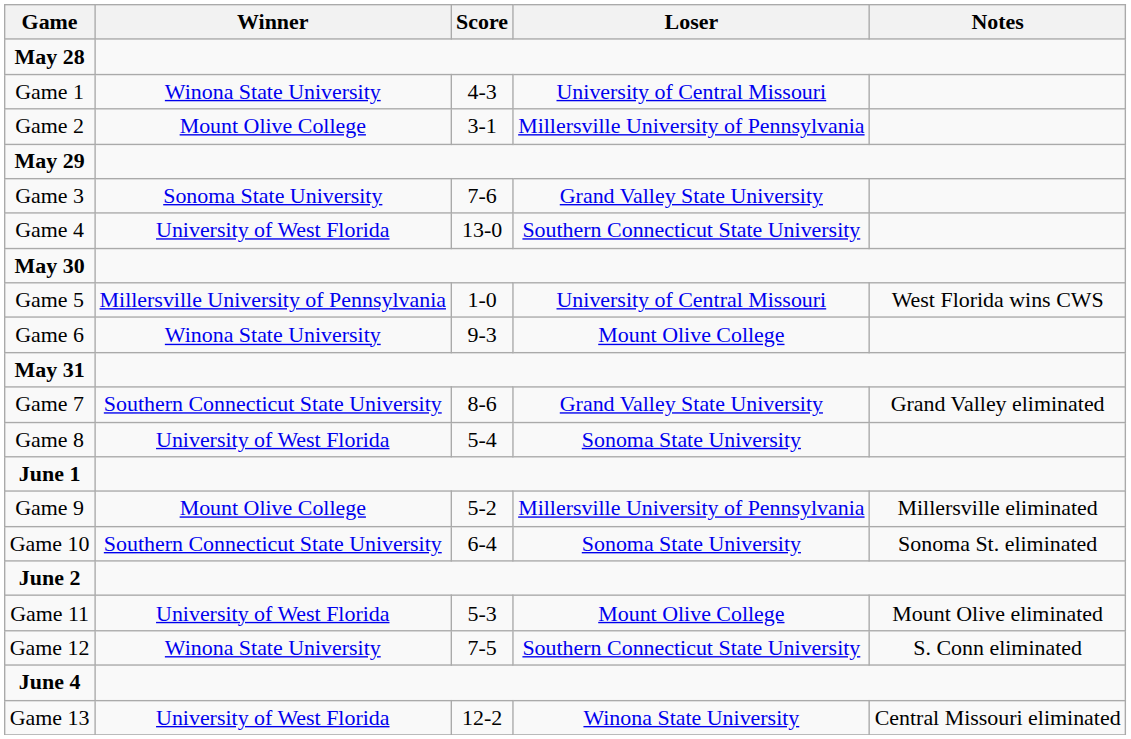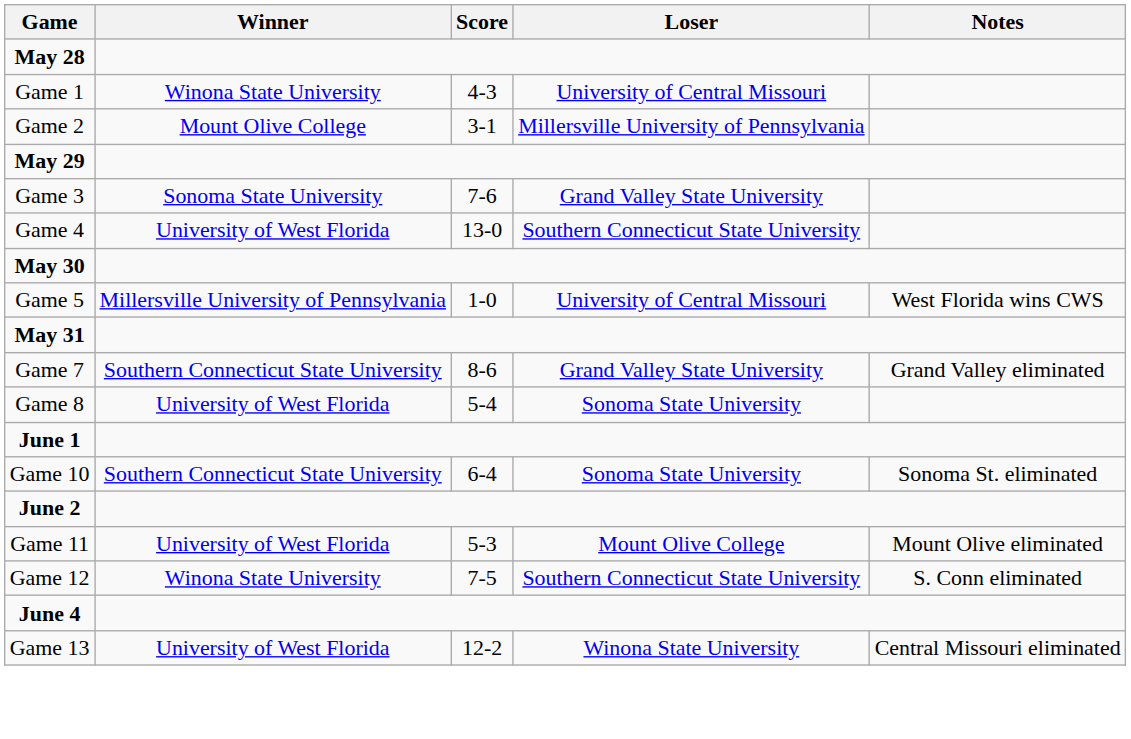- row: (50, 334)
- row: (50, 508)
